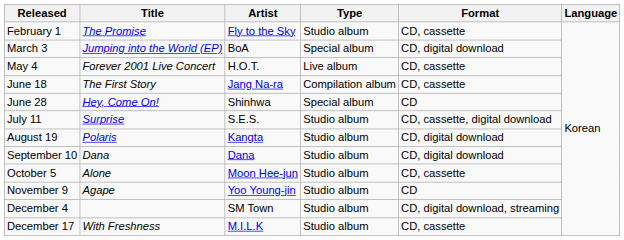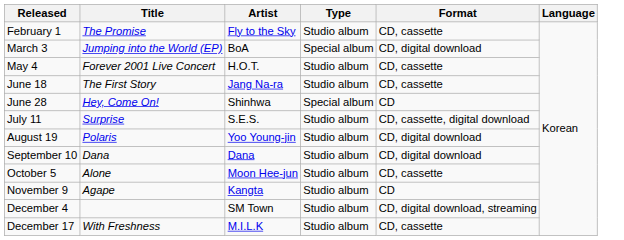(330, 66) Live album -> (336, 66) Studio album
(350, 84) Compilation album -> (336, 84) Studio album
(245, 137) Kangta -> (262, 137) Yoo Young-jin
(262, 191) Yoo Young-jin -> (245, 191) Kangta
